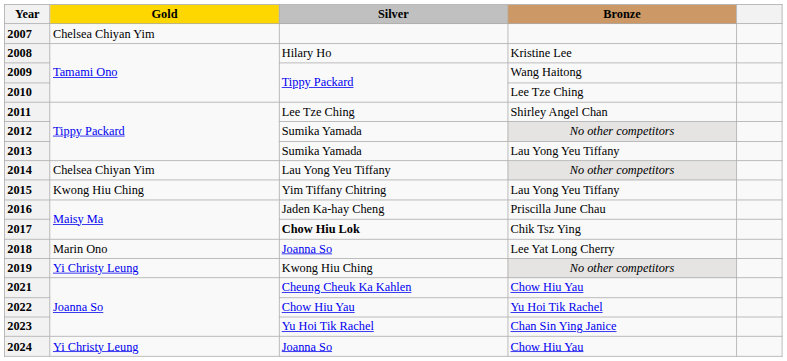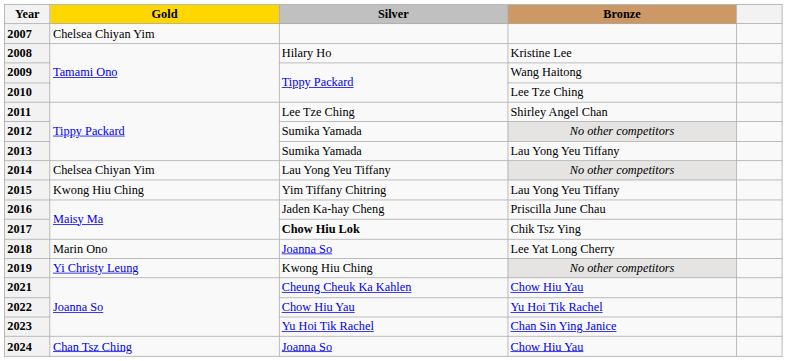(96, 346) Yi Christy Leung -> (92, 346) Chan Tsz Ching
